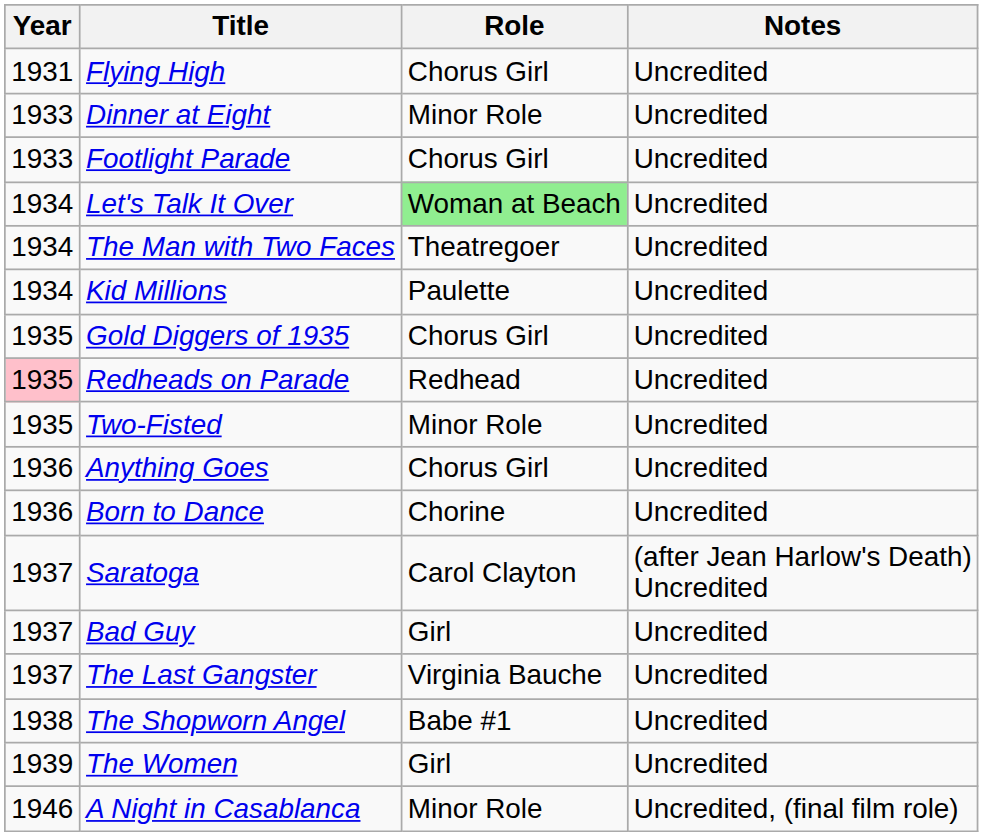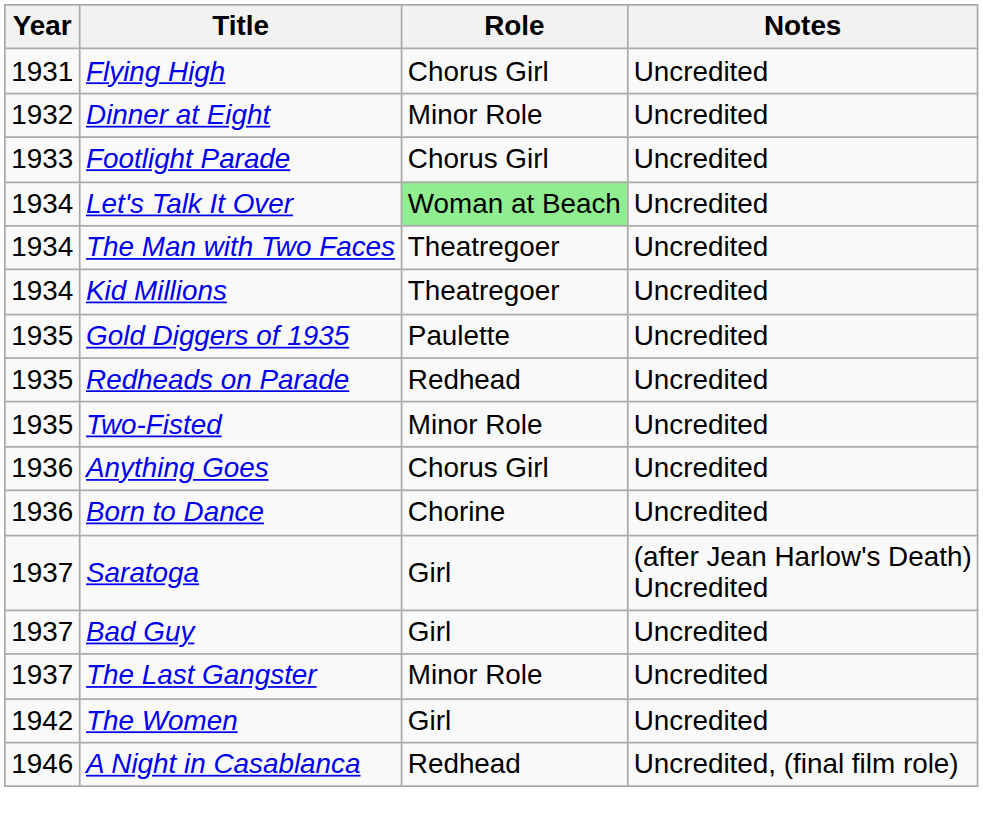(42, 114) 1933 -> (42, 114) 1932
(459, 291) Paulette -> (484, 291) Theatregoer
(478, 335) Chorus Girl -> (459, 335) Paulette
(42, 379) pink background -> (42, 379) no background
(492, 572) Carol Clayton -> (429, 572) Girl
(505, 676) Virginia Bauche -> (475, 676) Minor Role
- row: (216, 720)
(42, 764) 1939 -> (42, 720) 1942
(475, 808) Minor Role -> (464, 764) Redhead
